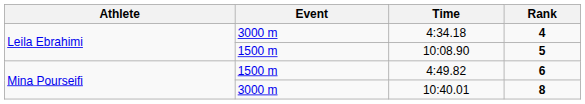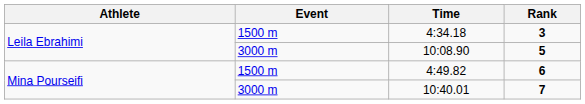(258, 33) 3000 m -> (258, 33) 1500 m
(542, 33) 4 -> (542, 33) 3
(258, 52) 1500 m -> (258, 52) 3000 m
(542, 90) 8 -> (542, 90) 7
